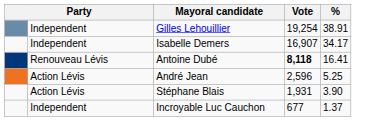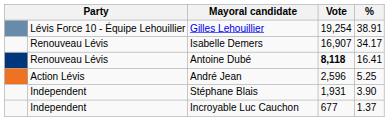(58, 28) Independent -> (108, 28) Lévis Force 10 - Équipe Lehouillier
(58, 44) Independent -> (69, 44) Renouveau Lévis
(57, 92) Action Lévis -> (58, 92) Independent
